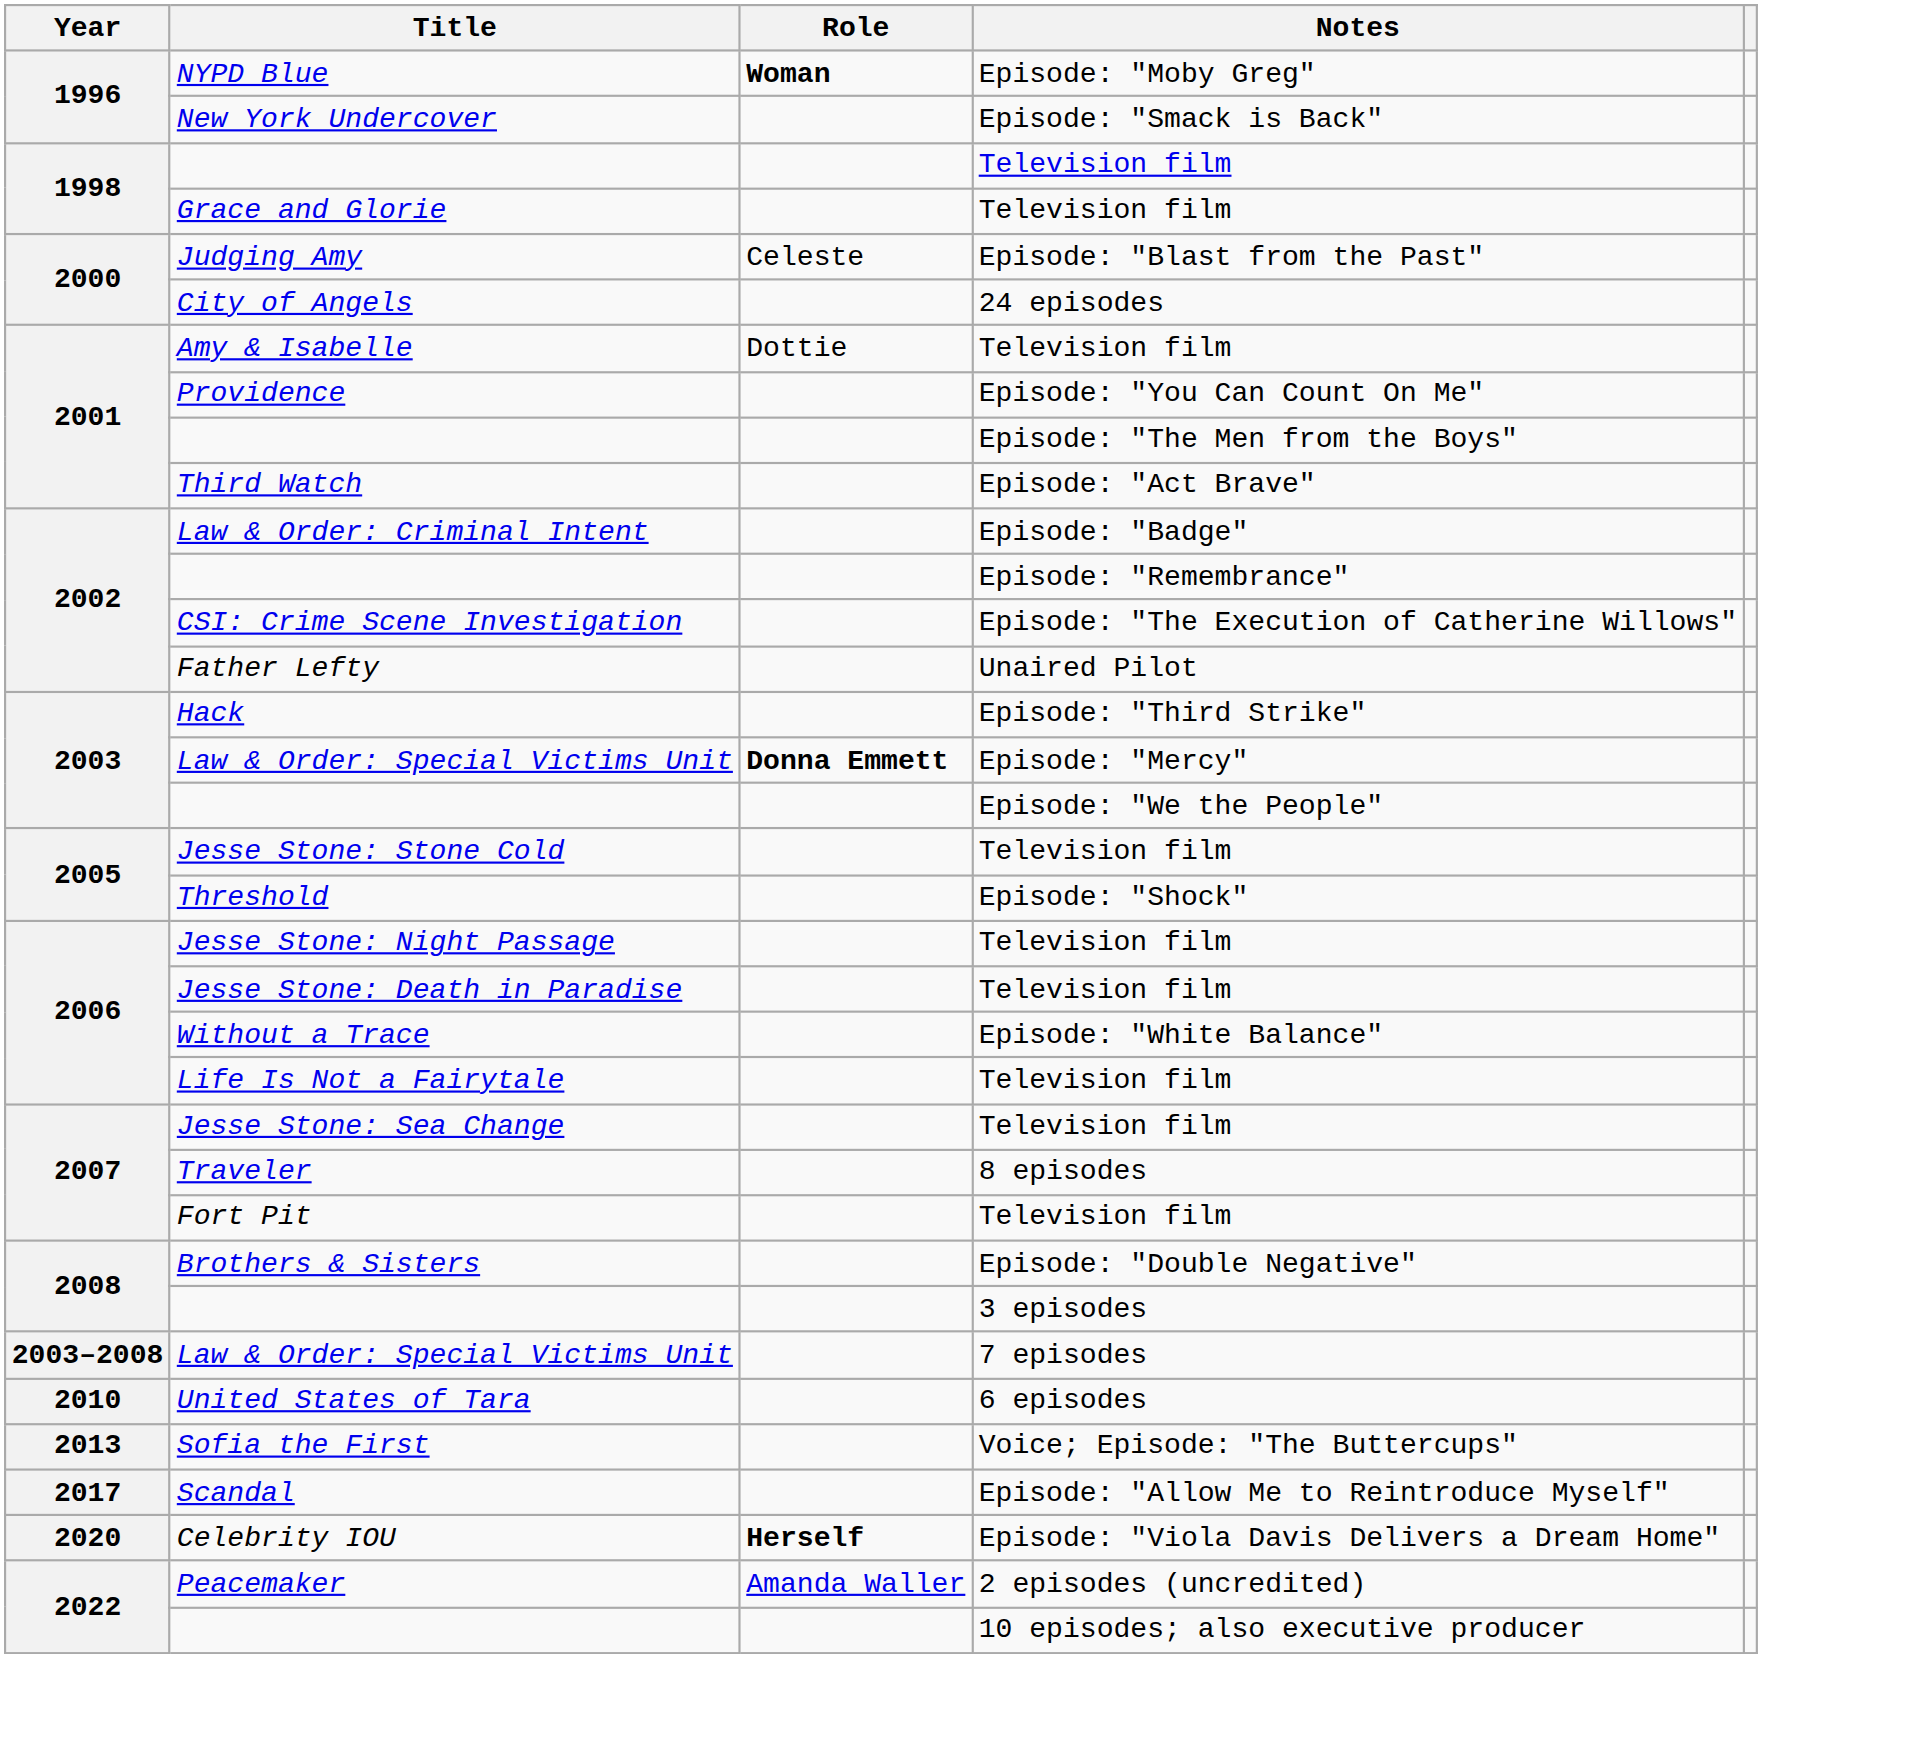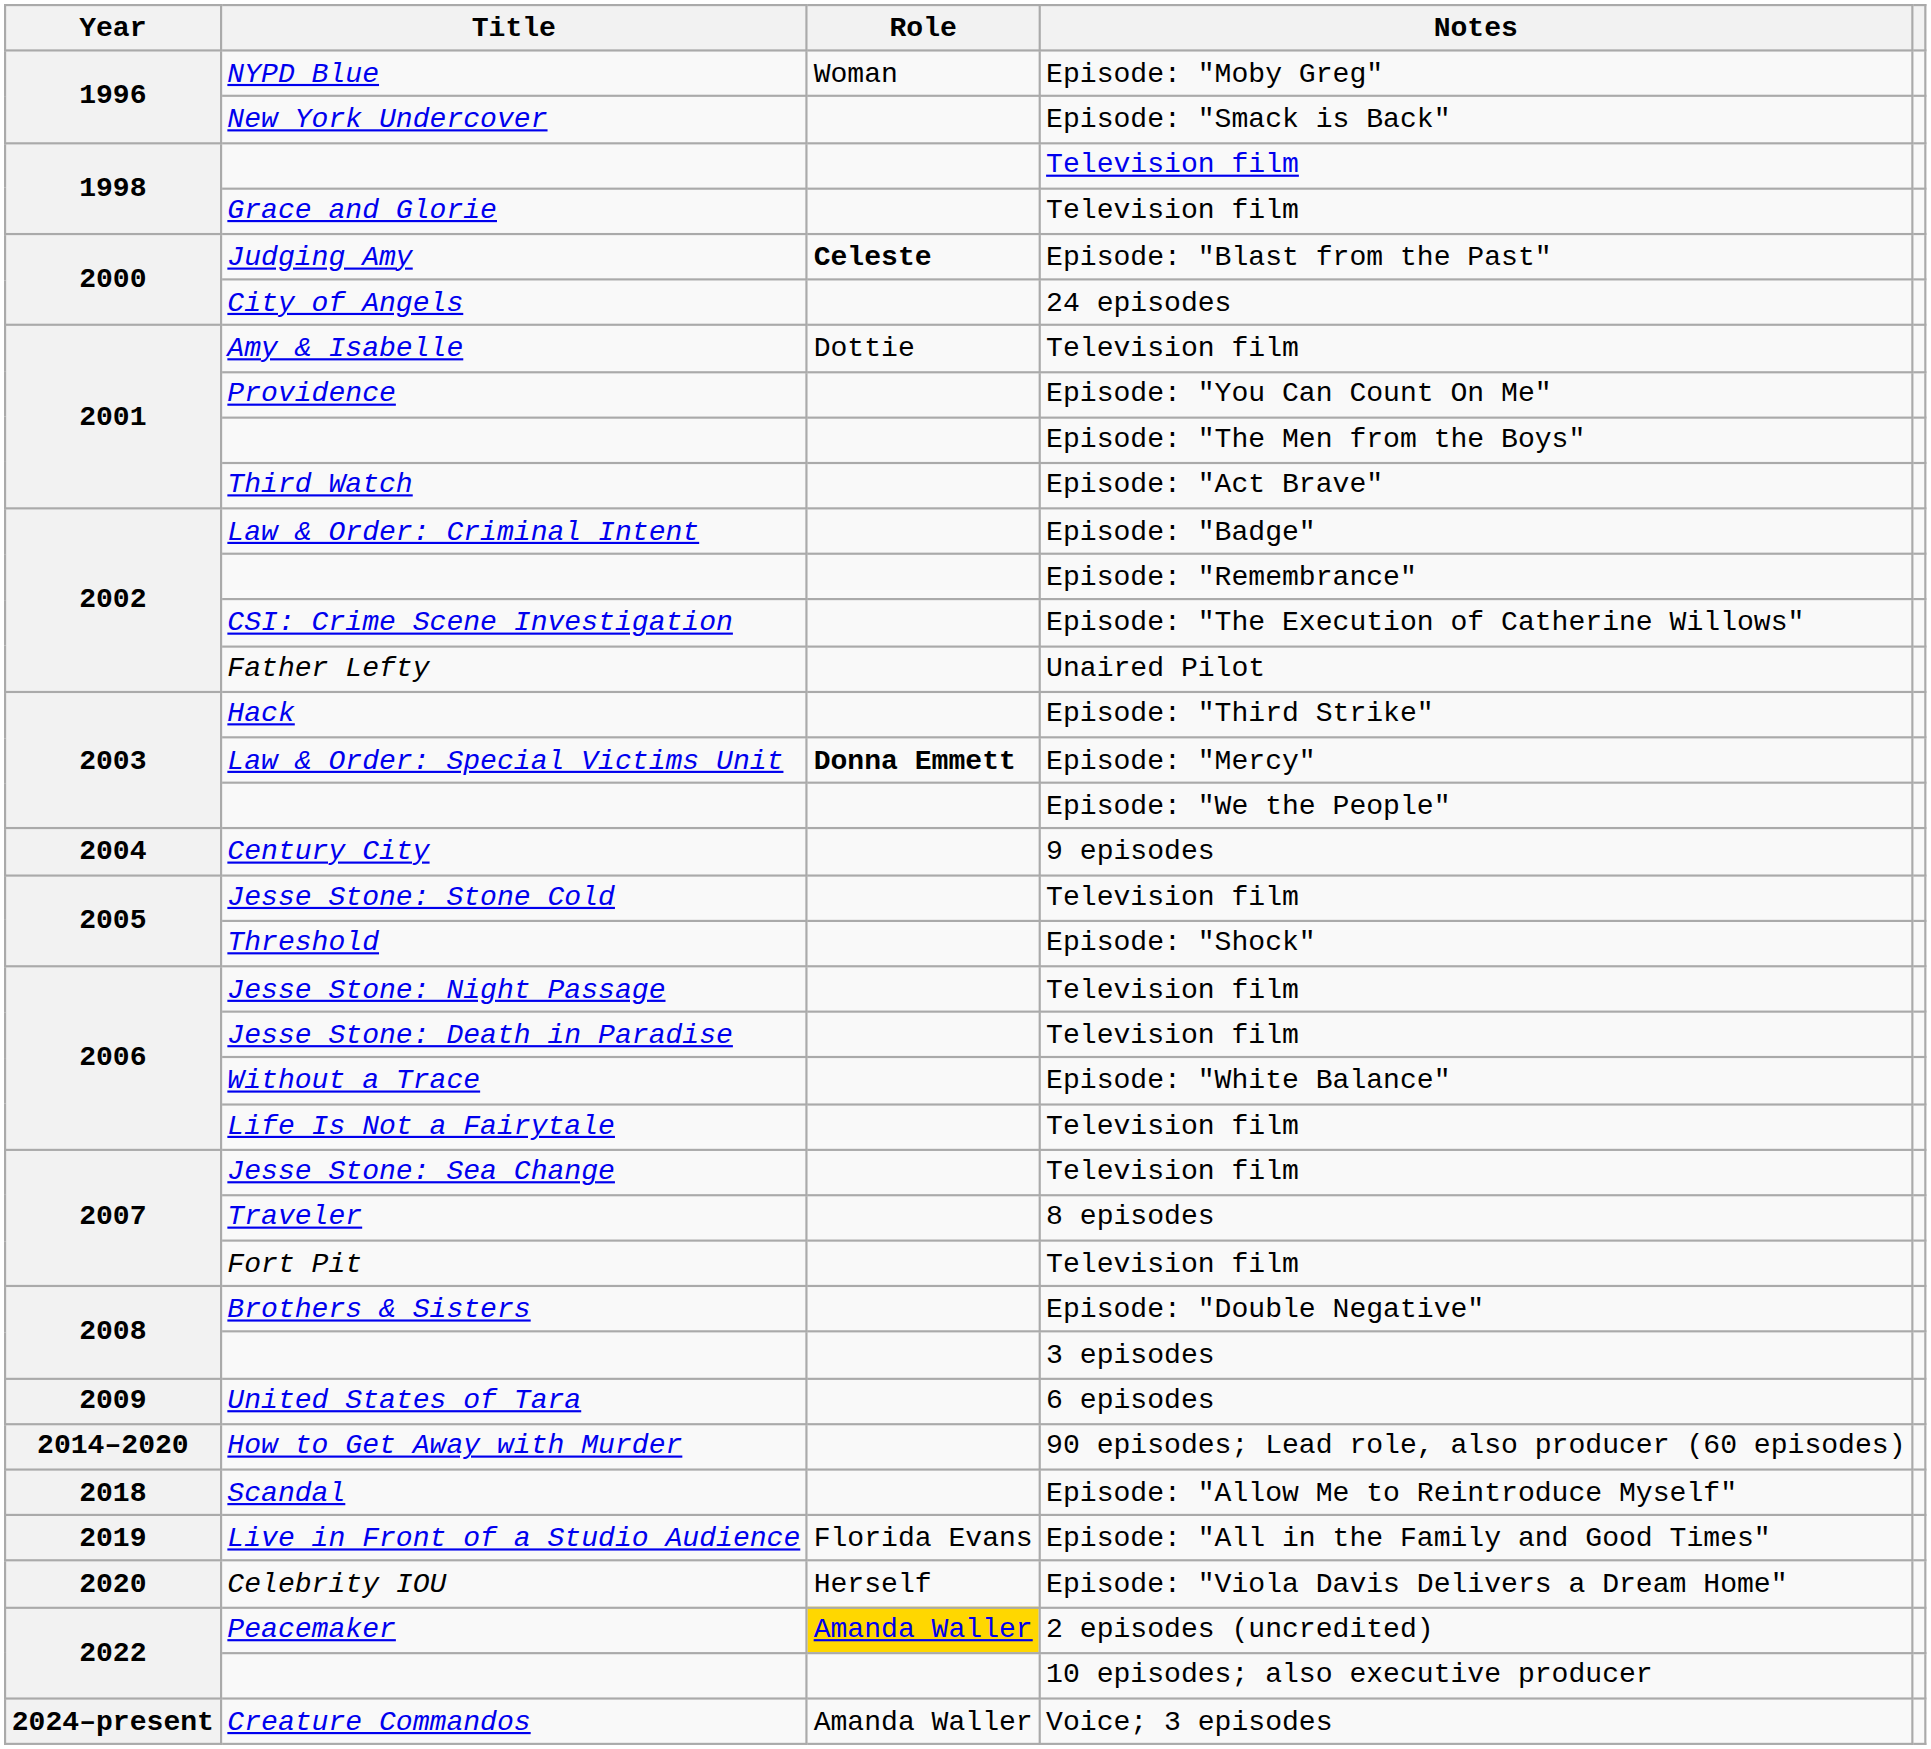(788, 74) bold -> (856, 74) normal
(805, 257) normal -> (873, 257) bold
+ row: (328, 852)
- row: (455, 1355)
(88, 1401) 2010 -> (113, 1401) 2009
- row: (303, 1447)
+ row: (455, 1447)
(88, 1492) 2017 -> (113, 1492) 2018
+ row: (514, 1538)
(805, 1538) bold -> (873, 1584) normal
(856, 1584) no background -> (923, 1630) gold background
+ row: (379, 1721)
